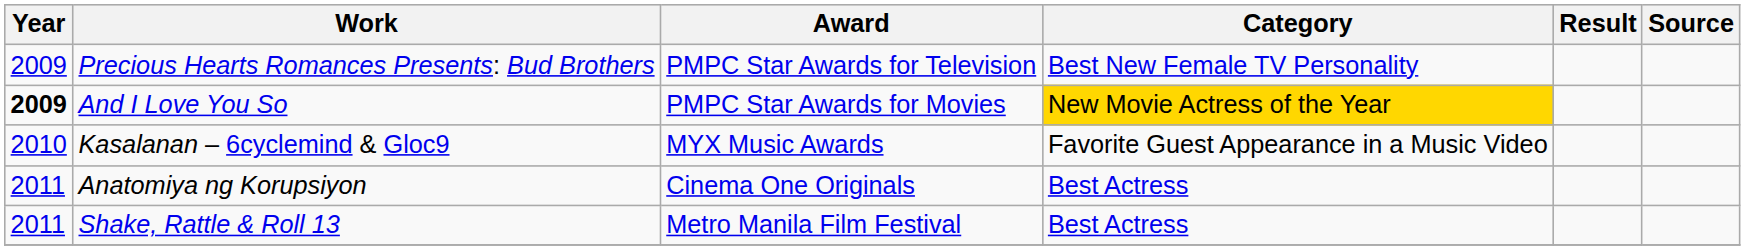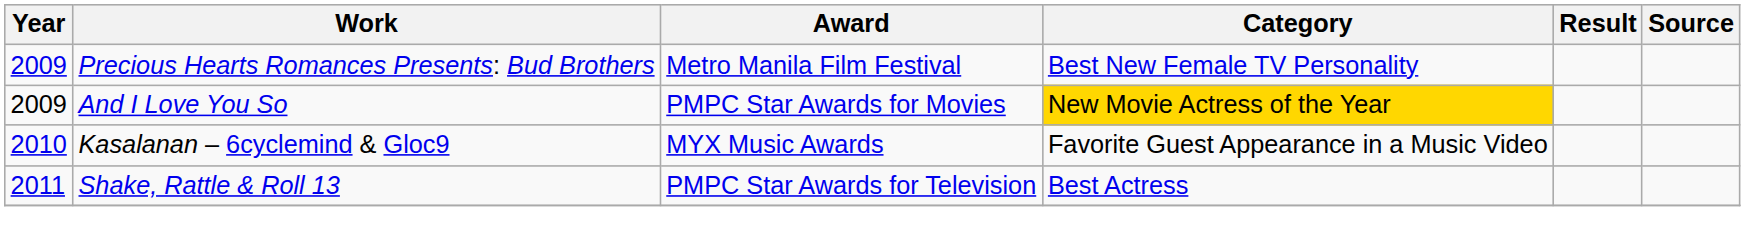(851, 64) PMPC Star Awards for Television -> (814, 64) Metro Manila Film Festival
(39, 104) bold -> (39, 104) normal
- row: (223, 184)
(814, 225) Metro Manila Film Festival -> (851, 184) PMPC Star Awards for Television
